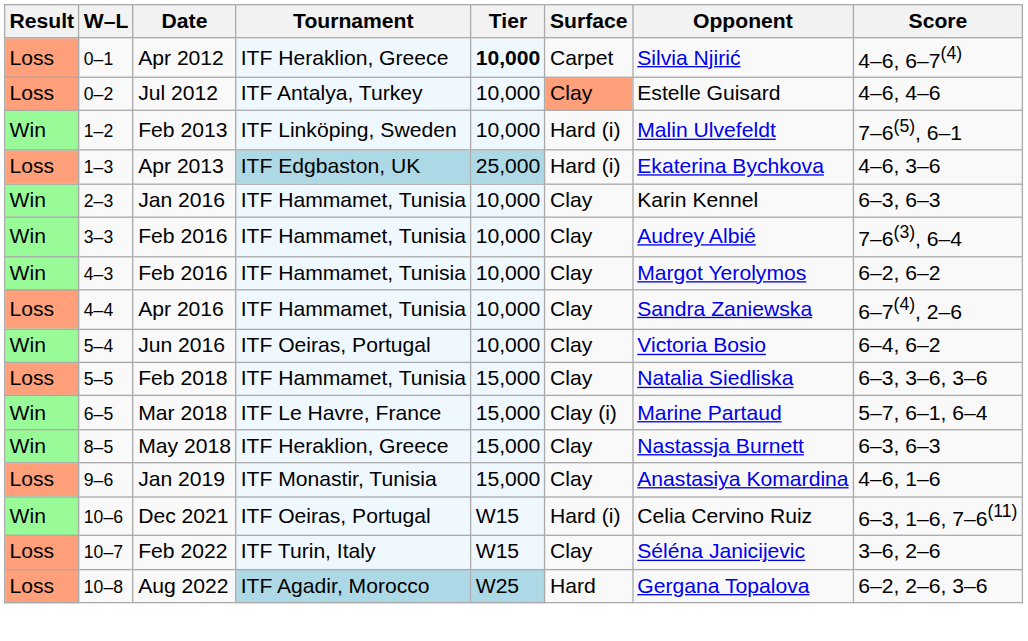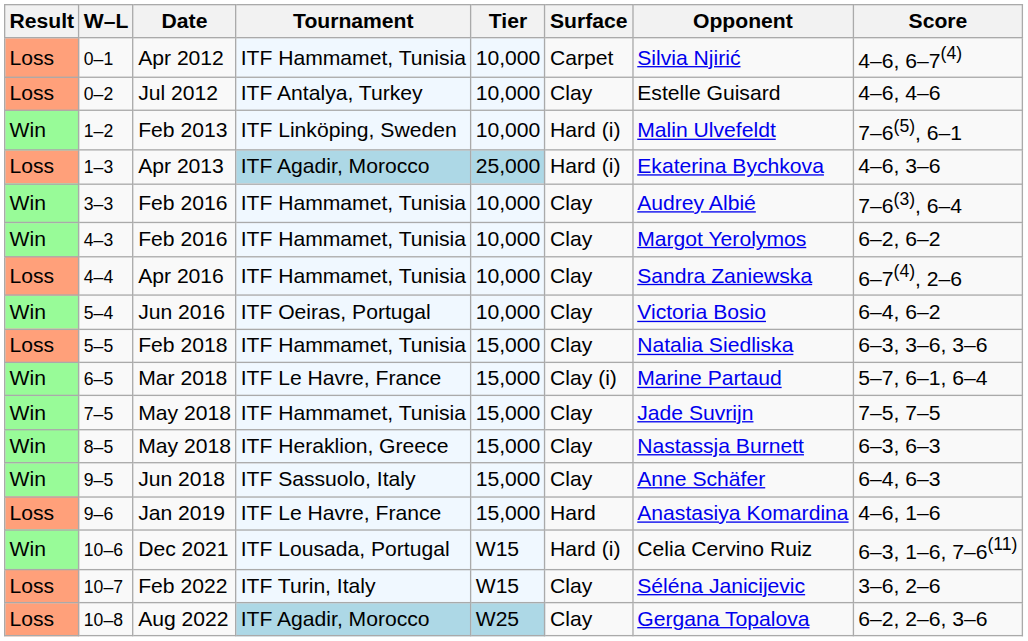(345, 57) ITF Heraklion, Greece -> (353, 57) ITF Hammamet, Tunisia
(508, 57) bold -> (508, 57) normal
(571, 93) lightsalmon background -> (571, 93) no background
(330, 166) ITF Edgbaston, UK -> (335, 166) ITF Agadir, Morocco
- row: (99, 201)
+ row: (99, 413)
+ row: (99, 480)
(339, 479) ITF Monastir, Tunisia -> (341, 513) ITF Le Havre, France
(571, 479) Clay -> (573, 513) Hard
(336, 515) ITF Oeiras, Portugal -> (345, 549) ITF Lousada, Portugal
(573, 585) Hard -> (571, 619) Clay
